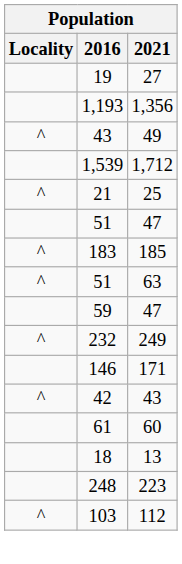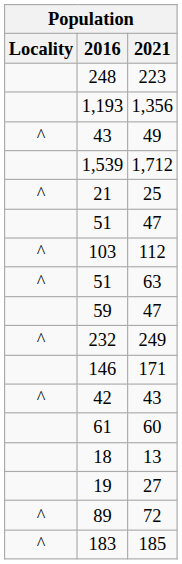rows swapped: (102, 485) <-> (102, 77)
rows swapped: (102, 515) <-> (102, 252)
+ row: (102, 515)
